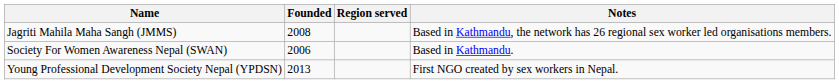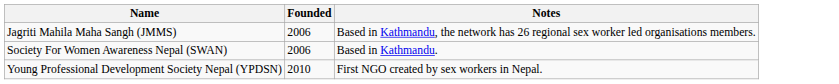- column: (372, 13)
(299, 32) 2008 -> (299, 32) 2006
(299, 69) 2013 -> (299, 69) 2010
